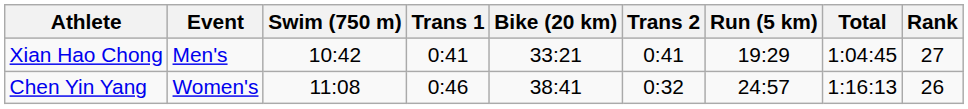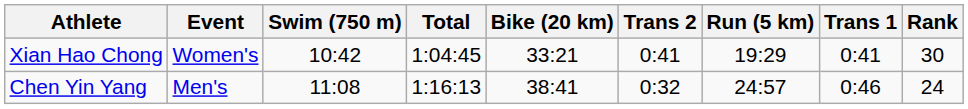columns swapped: (448, 22) <-> (862, 22)
(200, 55) Men's -> (216, 55) Women's
(932, 55) 27 -> (932, 55) 30
(216, 88) Women's -> (200, 88) Men's
(932, 88) 26 -> (932, 88) 24
